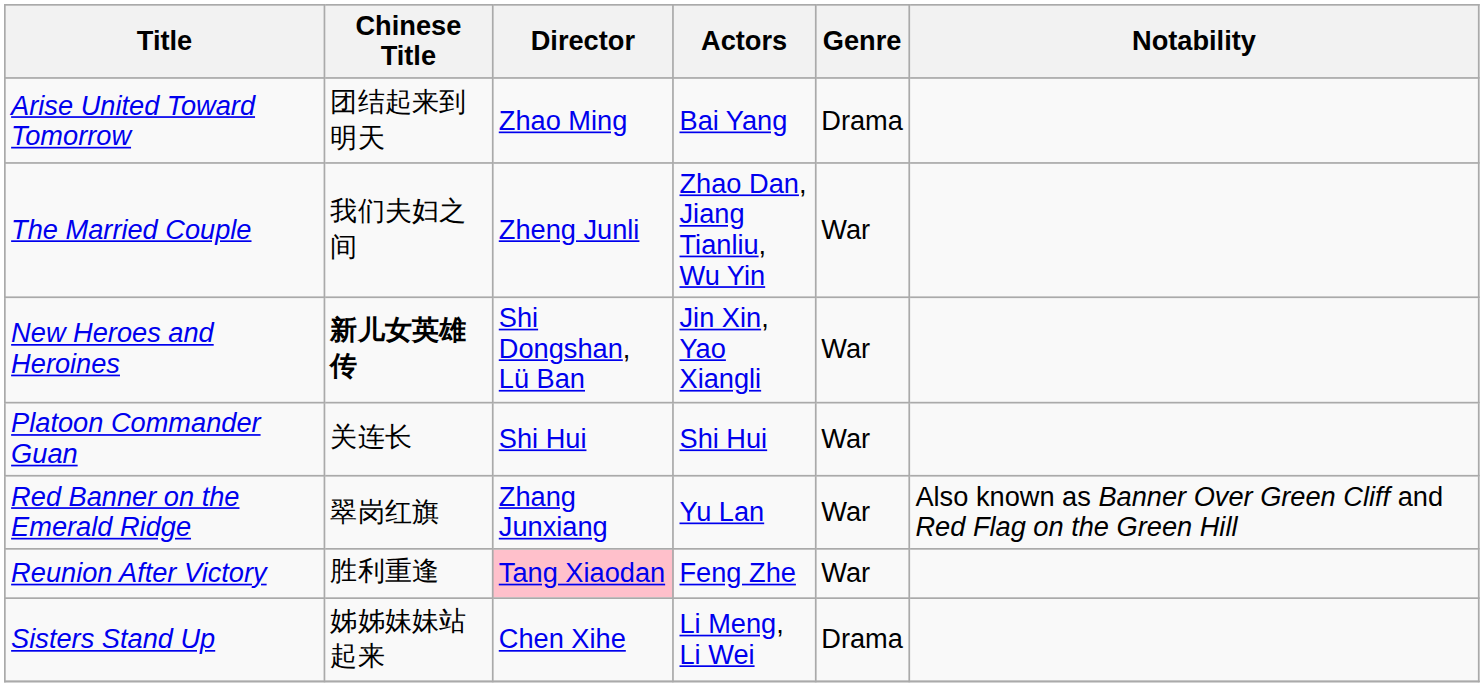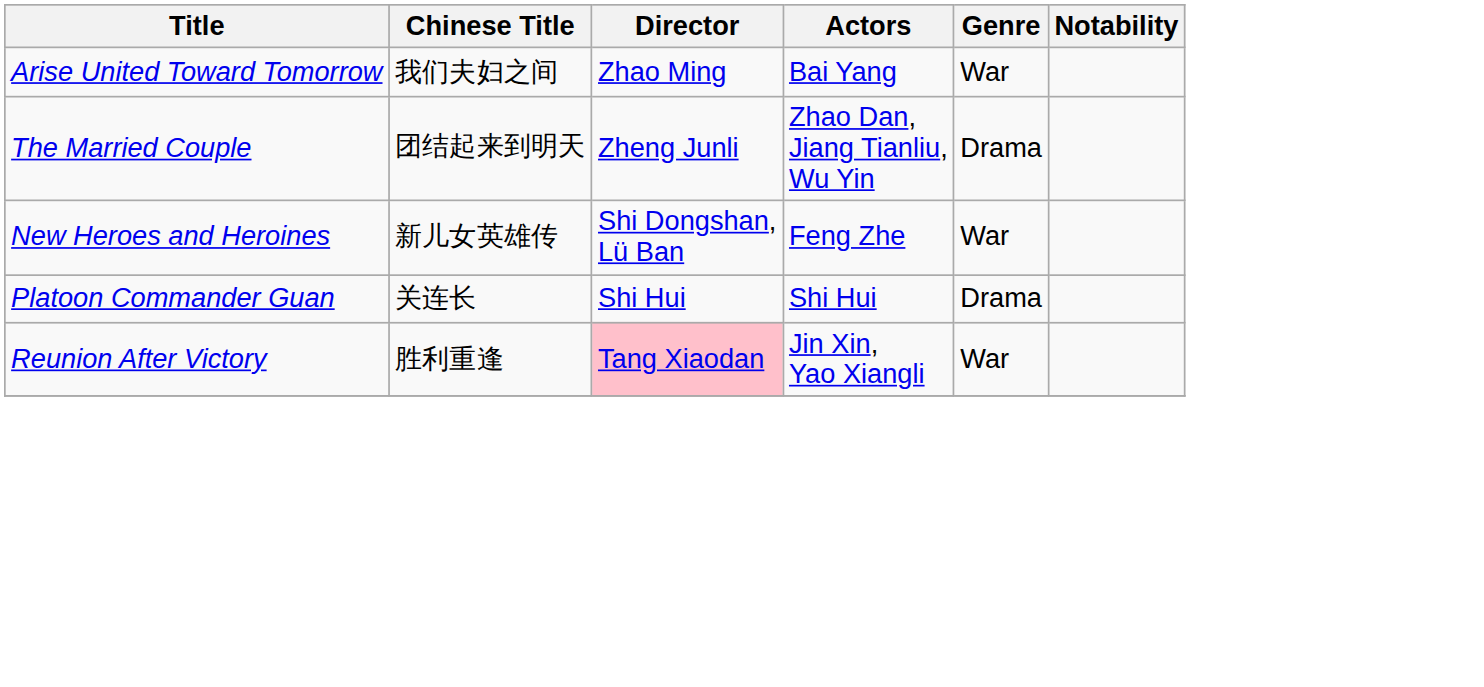(398, 119) 团结起来到明天 -> (477, 70) 我们夫妇之间
(862, 120) Drama -> (985, 71) War
(398, 228) 我们夫妇之间 -> (490, 147) 团结起来到明天
(846, 229) War -> (1001, 148) Drama
(398, 348) bold -> (477, 236) normal
(724, 349) Jin Xin, Yao Xiangli -> (847, 237) Feng Zhe
(846, 438) War -> (1001, 298) Drama
- row: (125, 512)
(738, 573) Feng Zhe -> (857, 359) Jin Xin, Yao Xiangli
- row: (113, 639)
